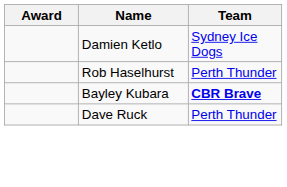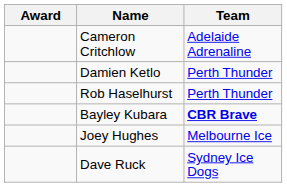+ row: (108, 44)
(224, 44) Sydney Ice Dogs -> (230, 73) Perth Thunder
+ row: (119, 136)
(234, 115) Perth Thunder -> (220, 165) Sydney Ice Dogs
